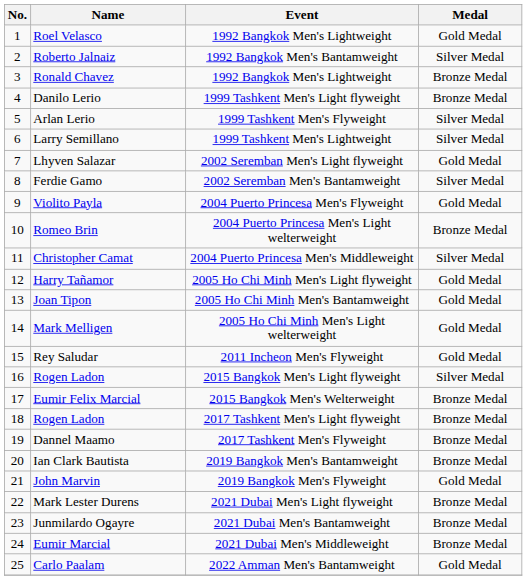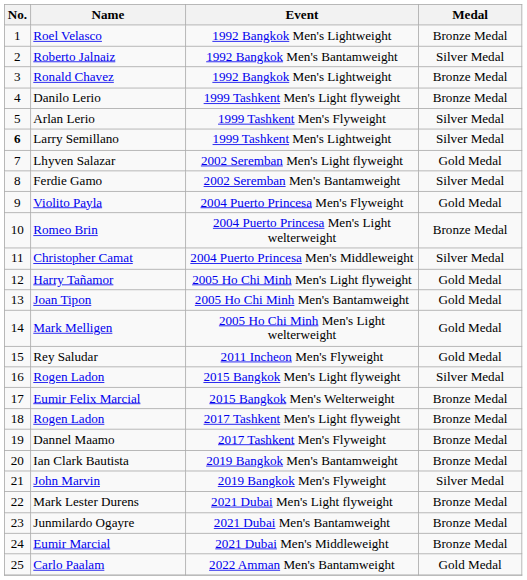(470, 35) Gold Medal -> (470, 35) Bronze Medal
(17, 139) normal -> (17, 139) bold
(470, 481) Gold Medal -> (470, 481) Silver Medal
